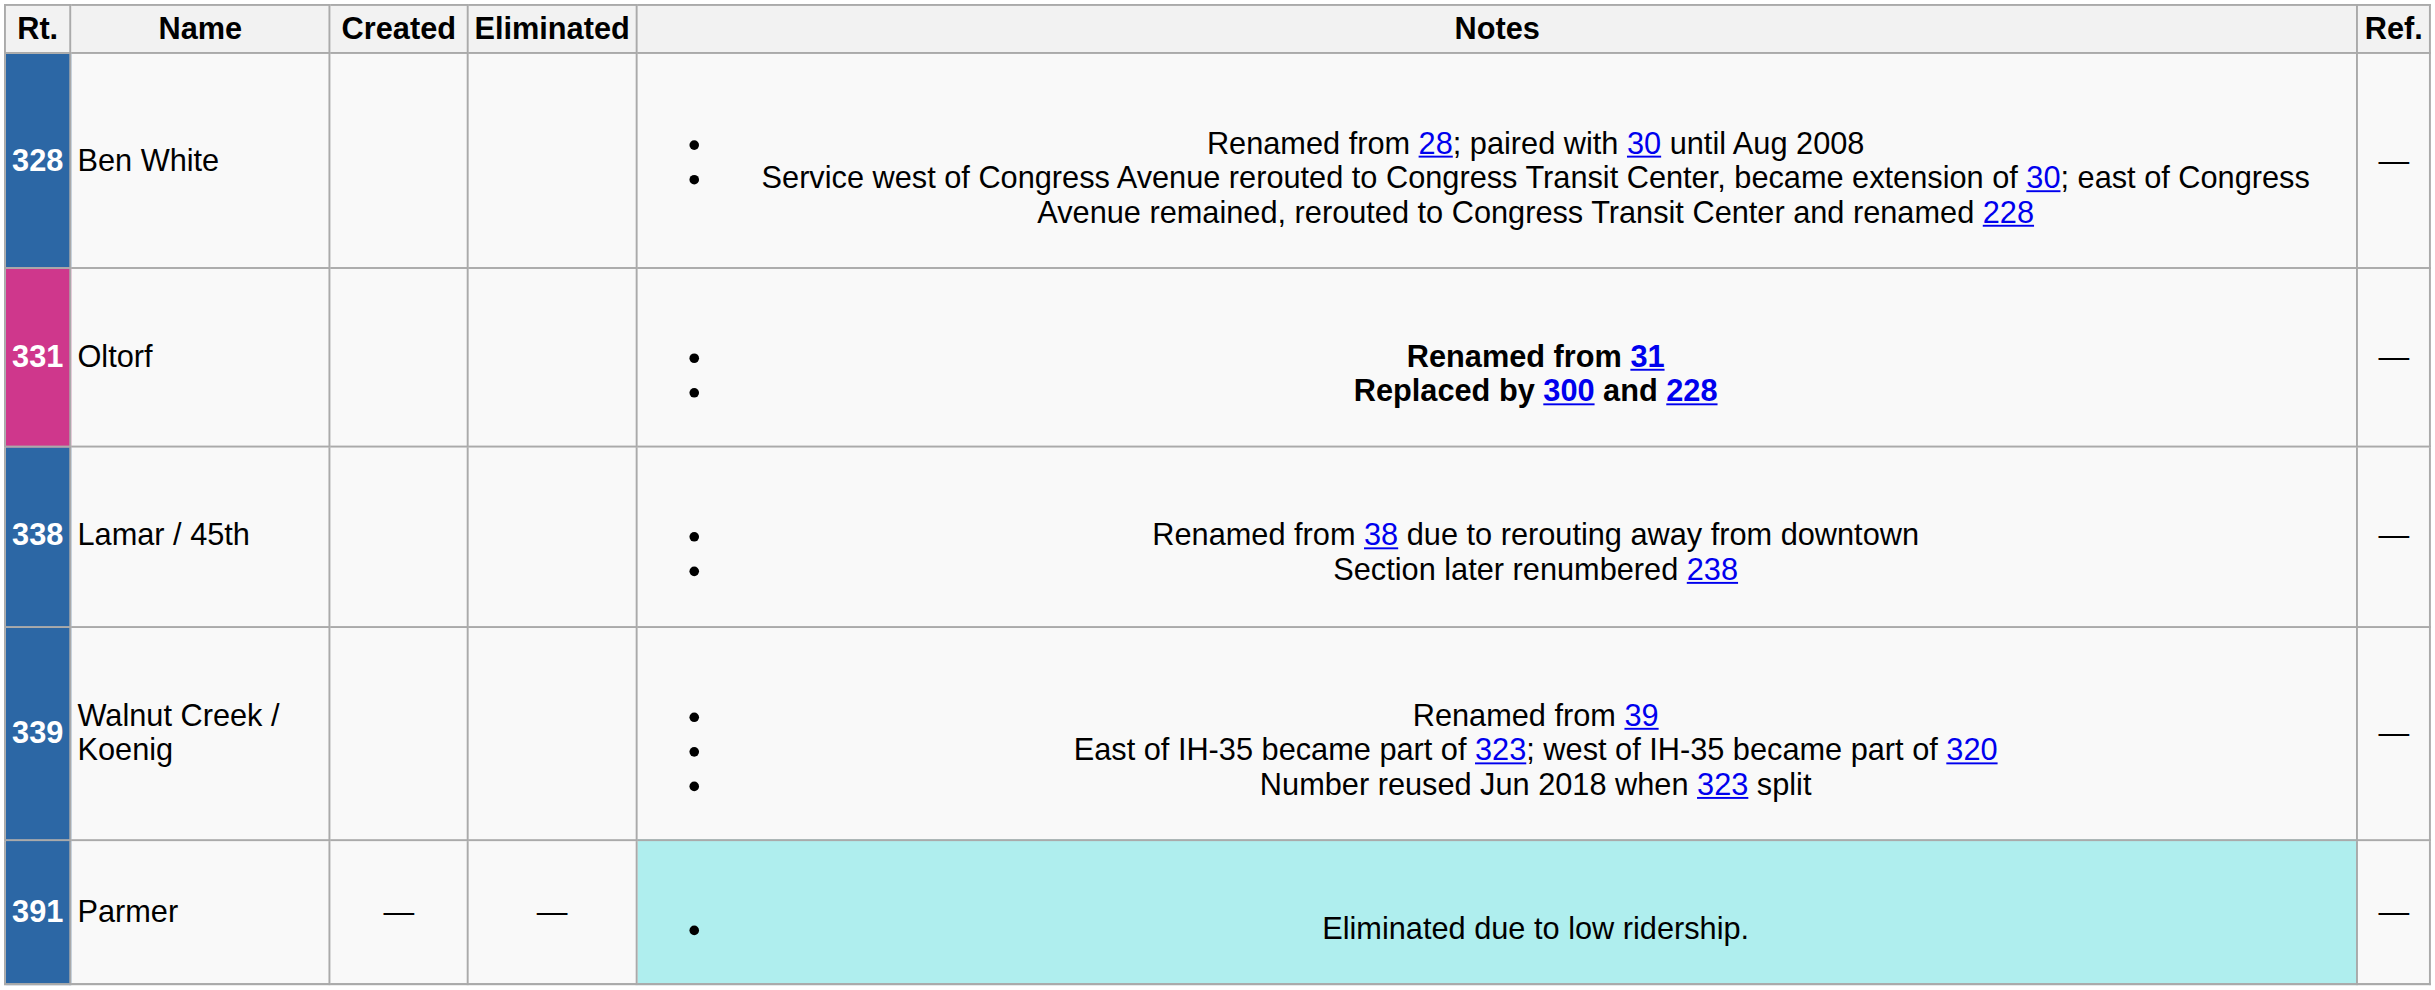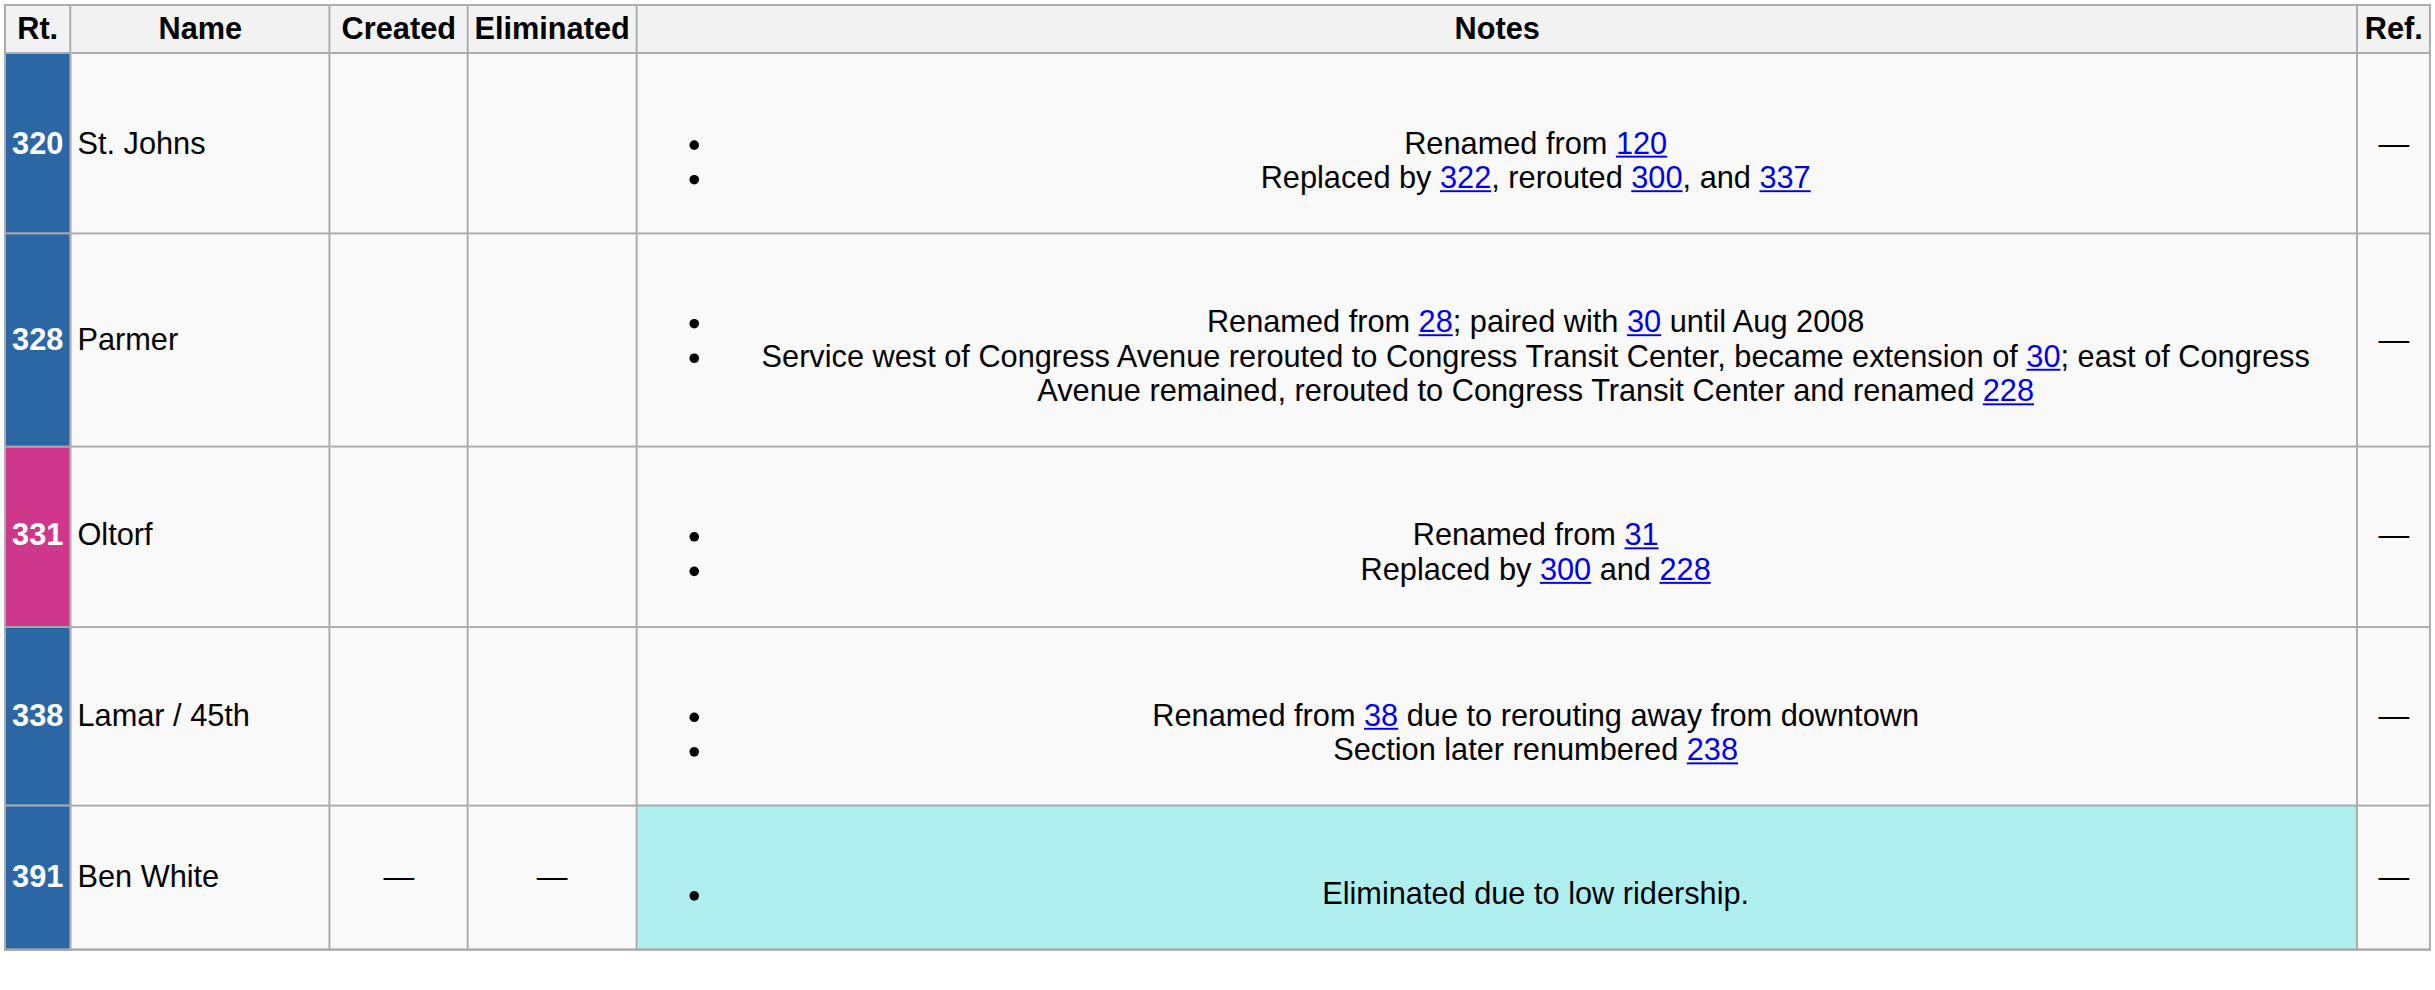+ row: (38, 142)
(148, 160) Ben White -> (128, 339) Parmer
(1497, 374) bold -> (1497, 554) normal
- row: (38, 732)
(128, 911) Parmer -> (148, 877) Ben White
